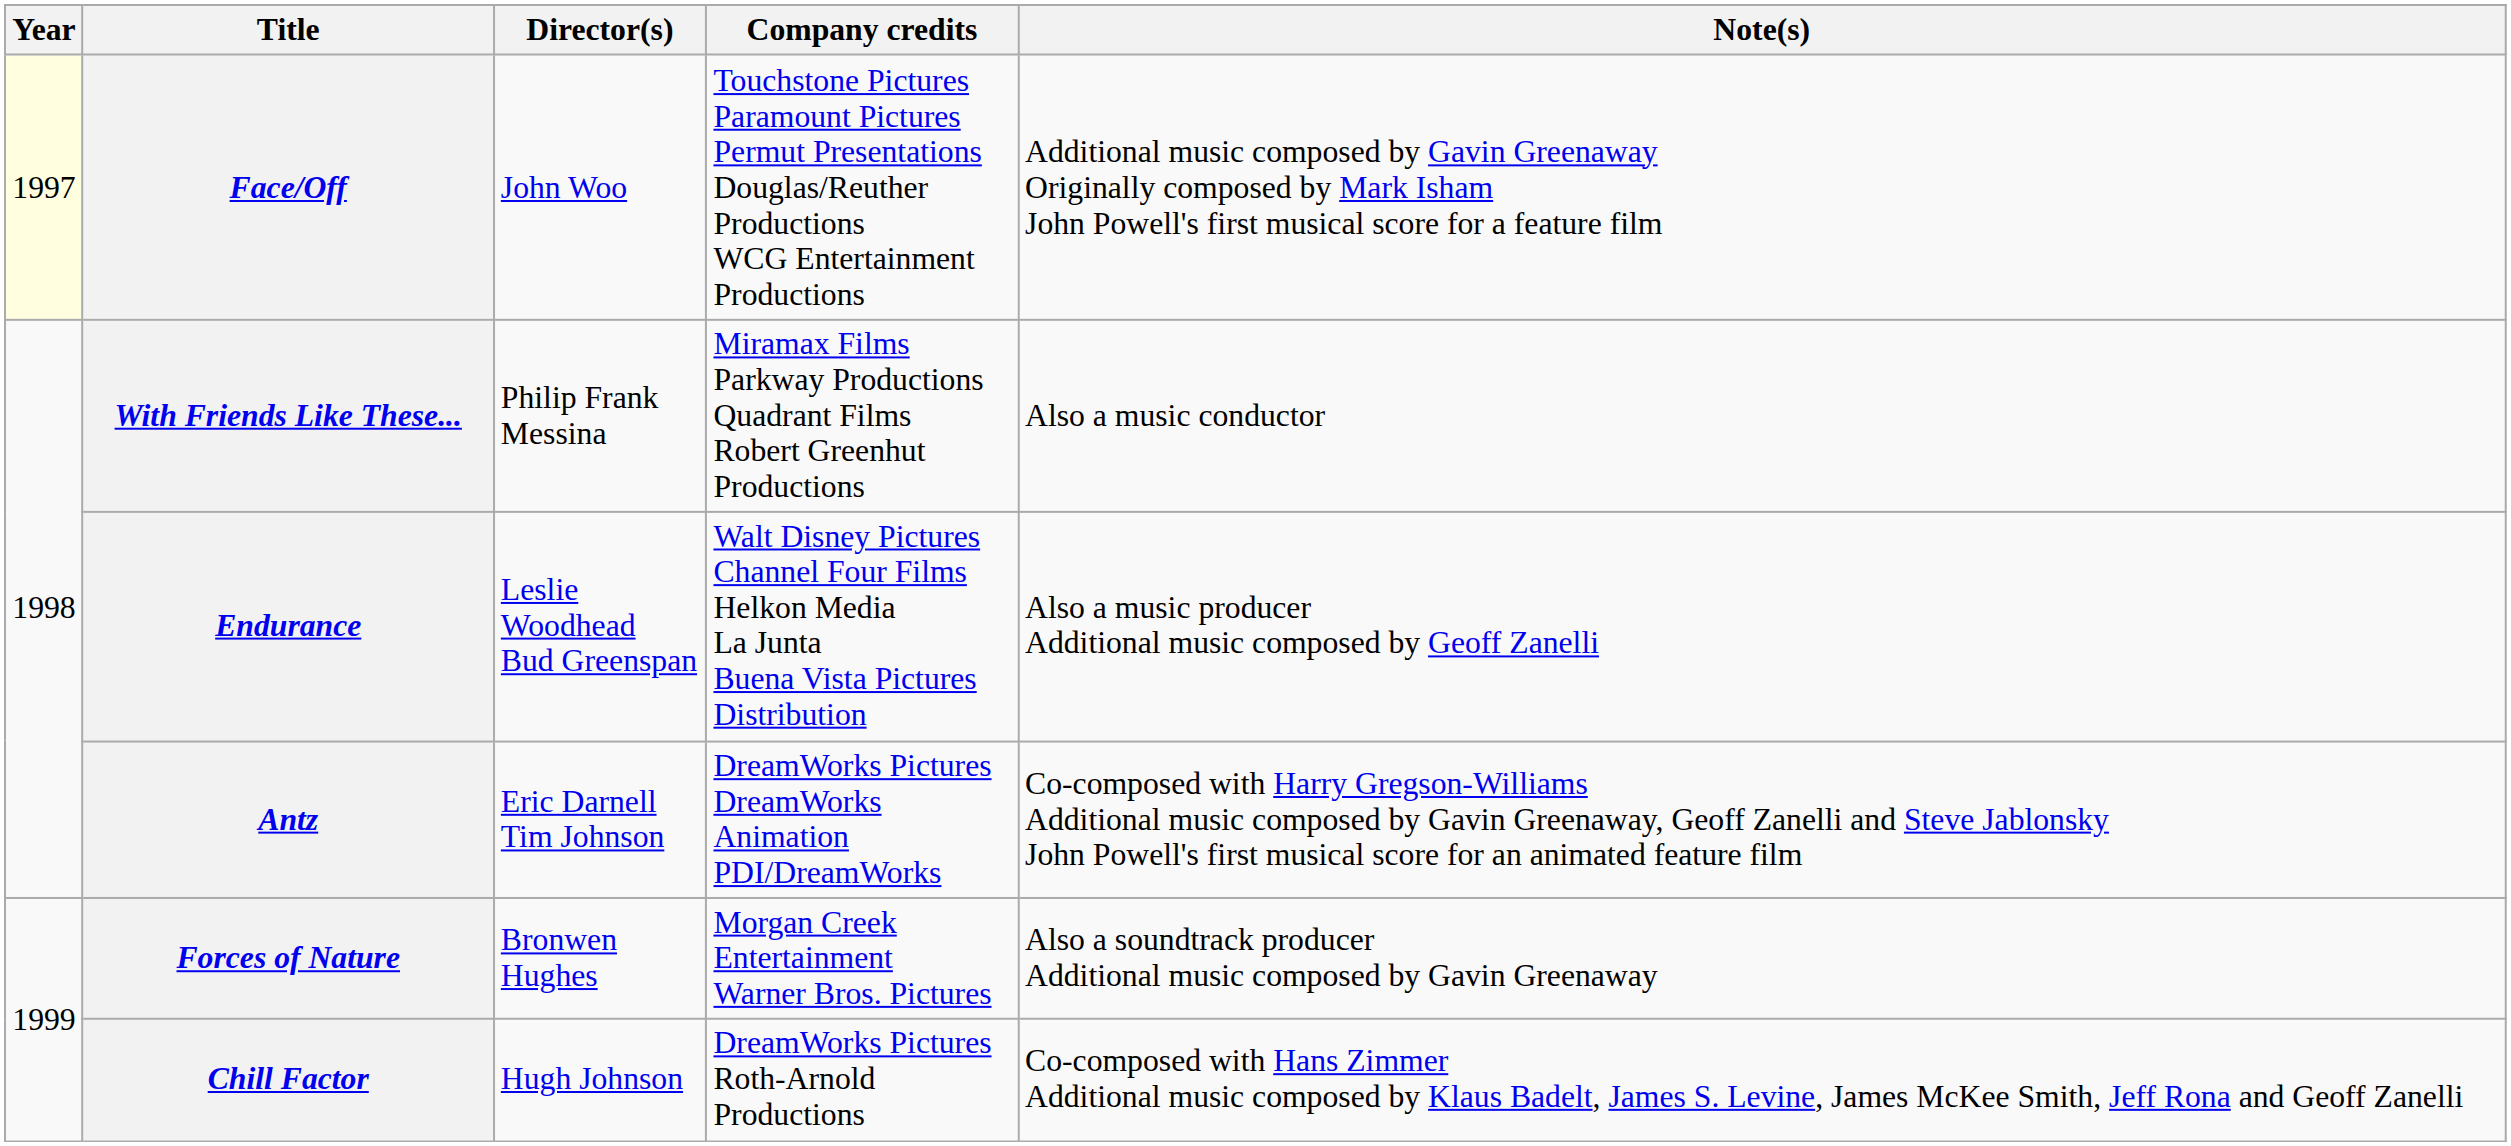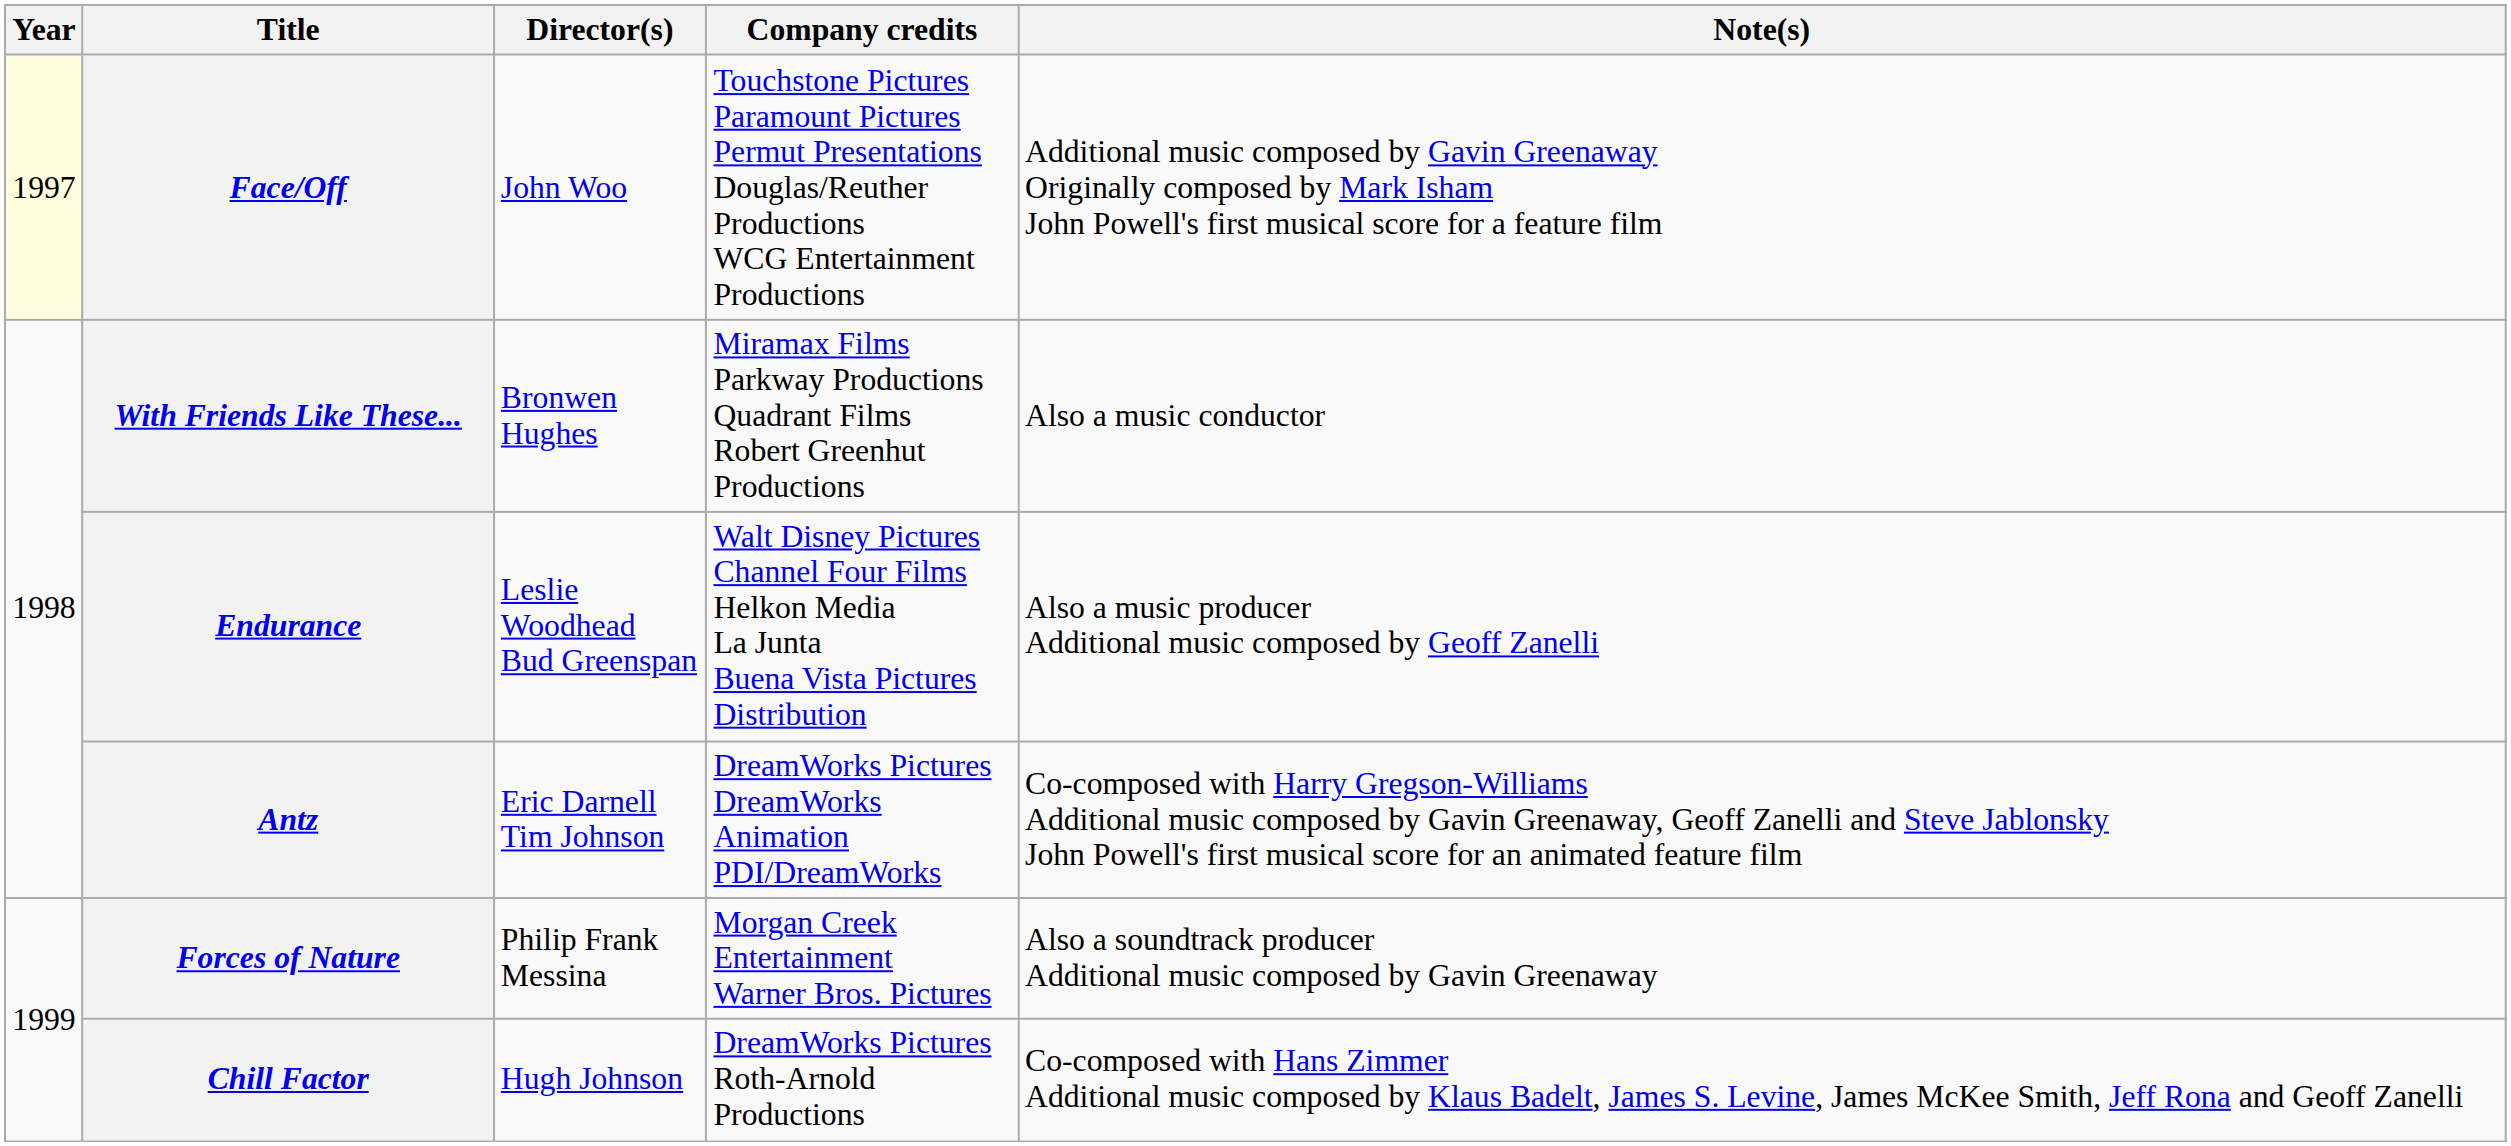(580, 415) Philip Frank Messina -> (559, 415) Bronwen Hughes
(559, 957) Bronwen Hughes -> (580, 957) Philip Frank Messina
